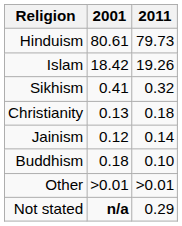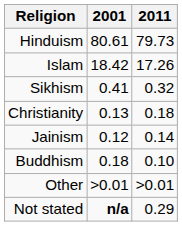(155, 64) 19.26 -> (155, 64) 17.26
